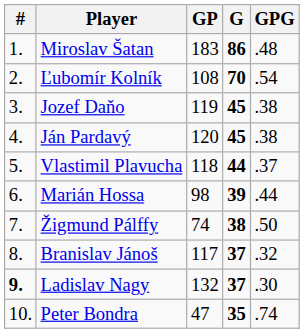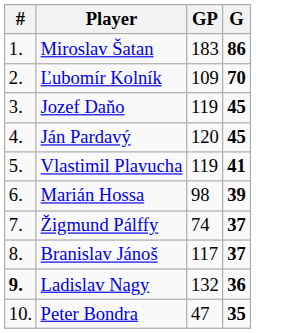- column: (275, 19)
(205, 78) 108 -> (205, 78) 109
(204, 166) 118 -> (204, 166) 119
(237, 166) 44 -> (237, 166) 41
(237, 225) 38 -> (237, 225) 37
(237, 284) 37 -> (237, 284) 36
